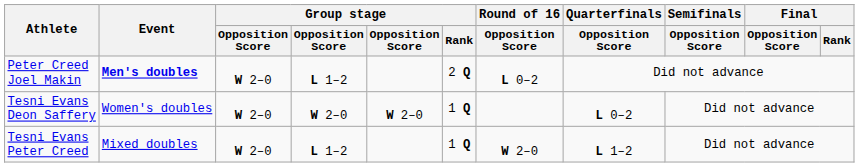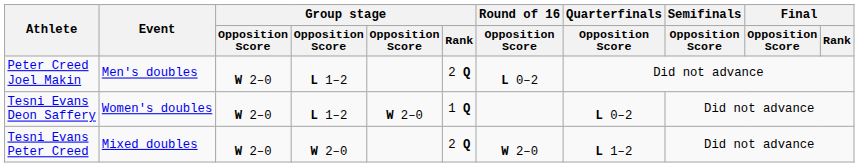(150, 73) bold -> (150, 73) normal
(329, 116) W 2–0 -> (329, 116) L 1–2
(329, 151) L 1–2 -> (329, 151) W 2–0
(459, 144) 1 Q -> (459, 144) 2 Q
